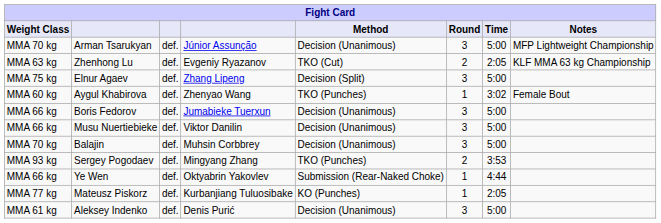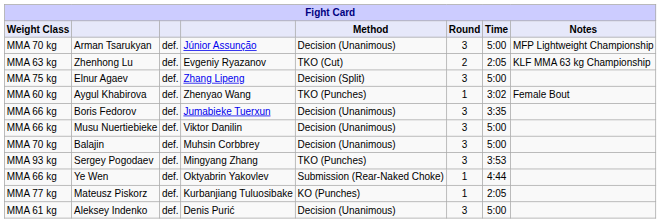(497, 111) 5:00 -> (497, 111) 3:35
(464, 160) 2 -> (464, 160) 3
